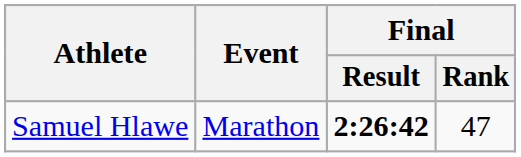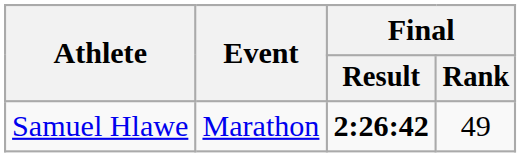(476, 126) 47 -> (476, 126) 49
